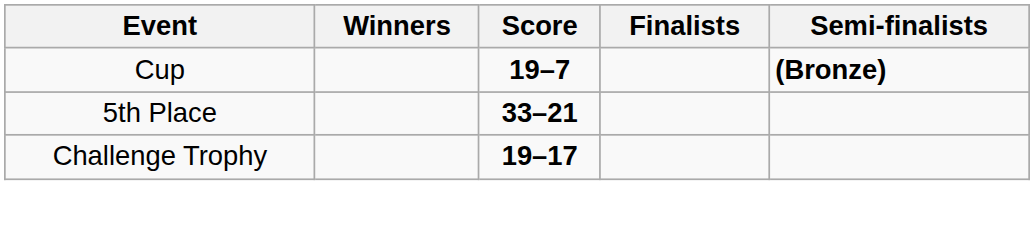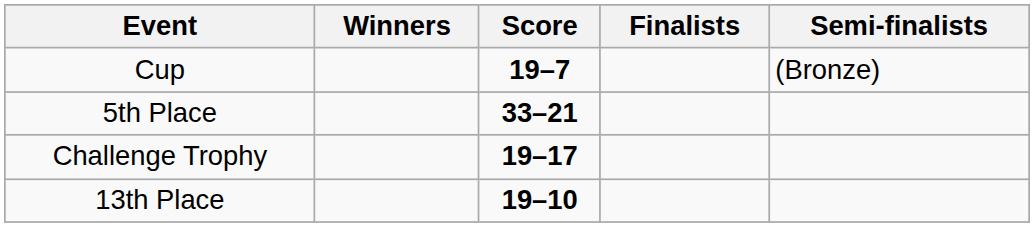(831, 69) bold -> (828, 69) normal
+ row: (160, 199)
